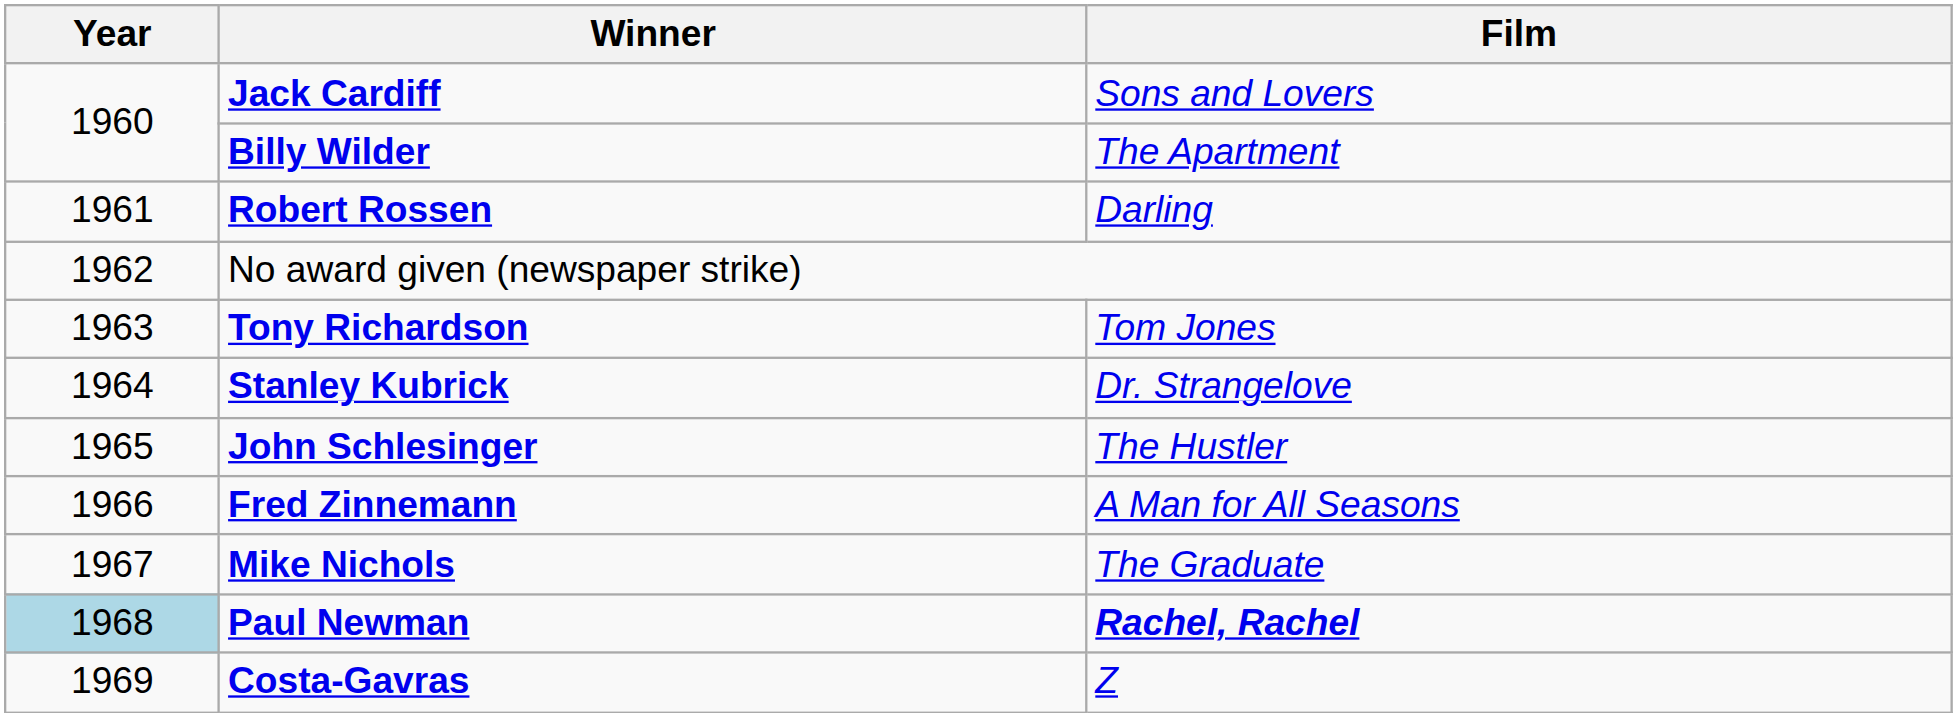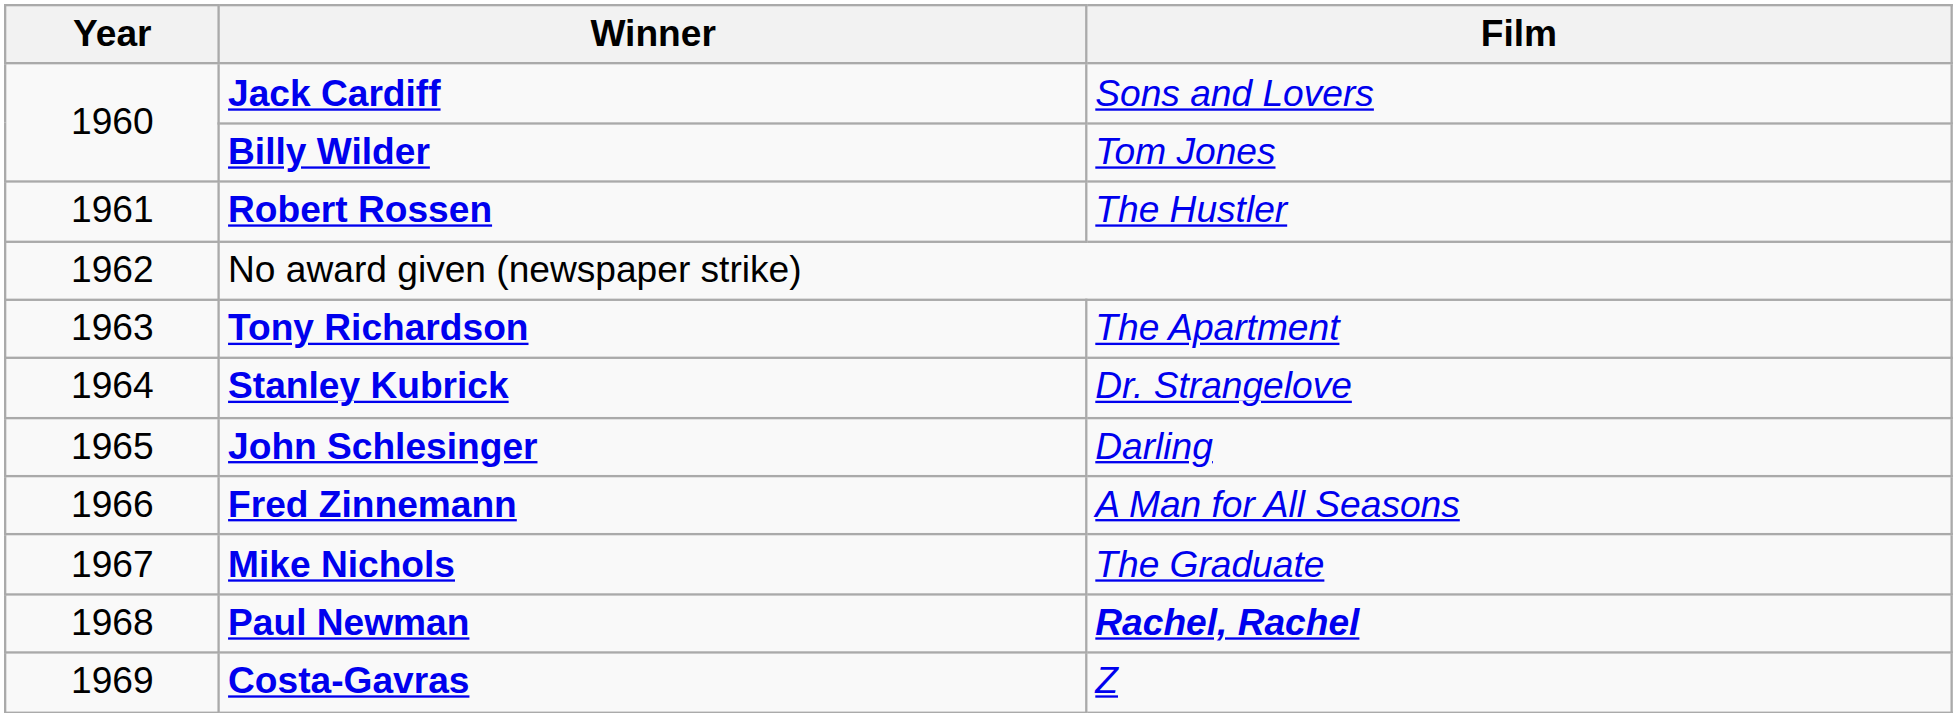(1217, 151) The Apartment -> (1185, 151) Tom Jones
(1154, 210) Darling -> (1191, 210) The Hustler
(1185, 328) Tom Jones -> (1217, 328) The Apartment
(1191, 446) The Hustler -> (1154, 446) Darling
(112, 622) lightblue background -> (112, 622) no background
